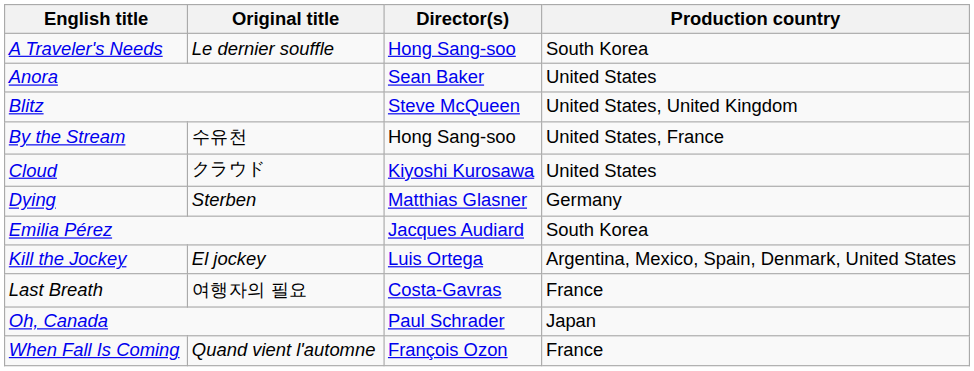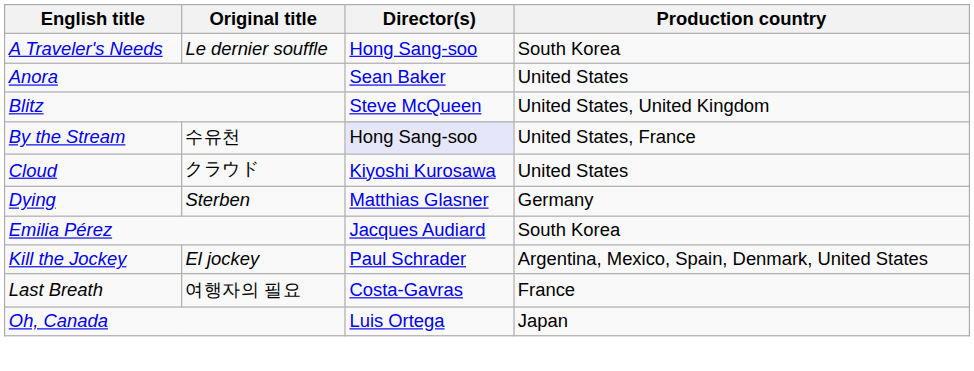(452, 137) no background -> (413, 137) lavender background
(436, 259) Luis Ortega -> (408, 259) Paul Schrader
(446, 321) Paul Schrader -> (397, 321) Luis Ortega
- row: (94, 350)
